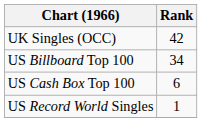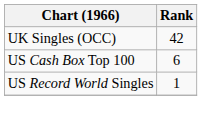- row: (71, 60)
